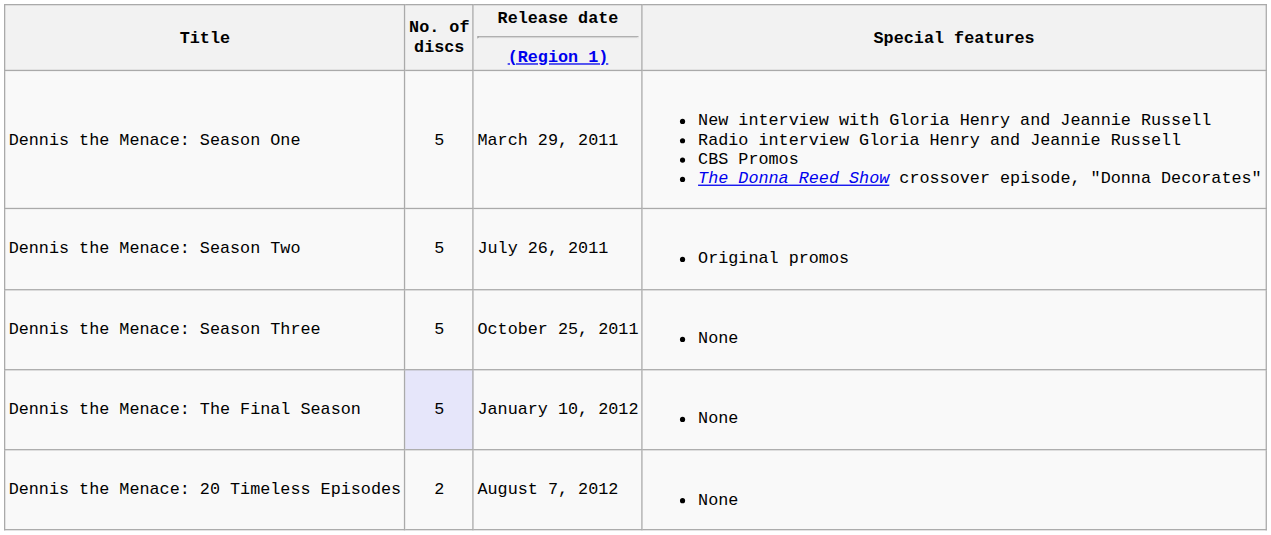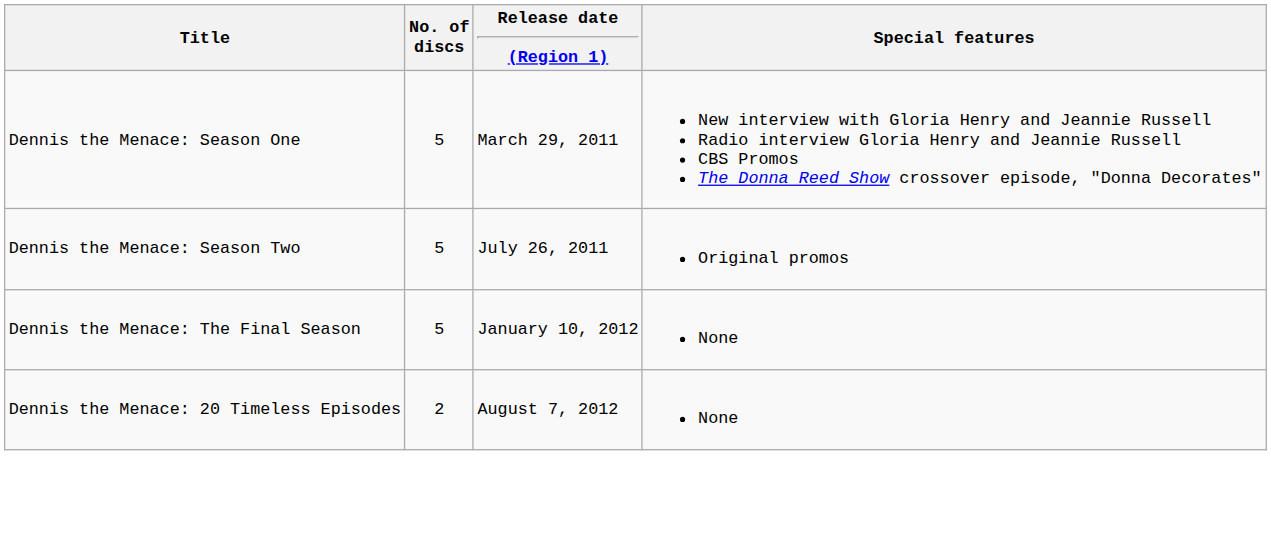- row: (165, 329)
(439, 410) lavender background -> (439, 329) no background
